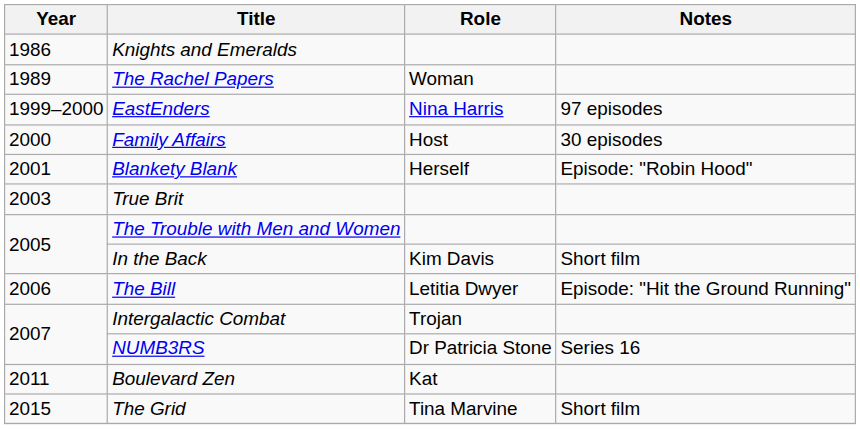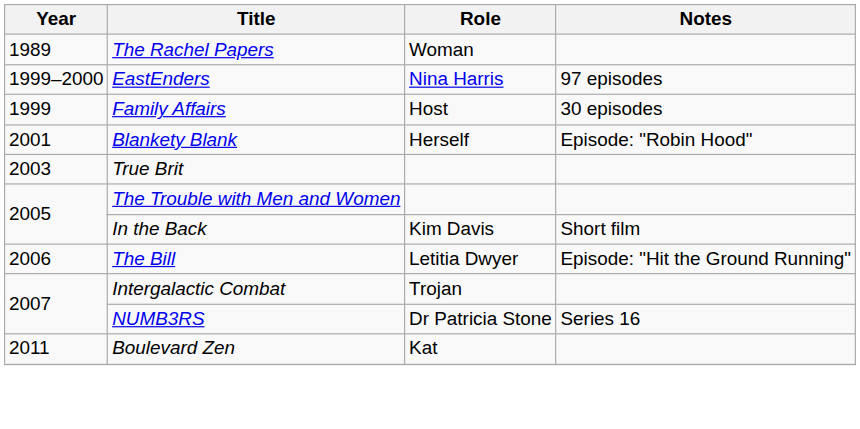- row: (205, 49)
(30, 139) 2000 -> (30, 109) 1999
- row: (149, 408)
